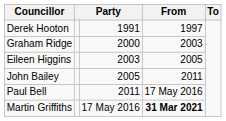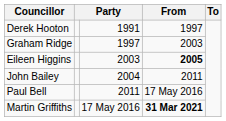(129, 44) 2000 -> (129, 44) 1997
(191, 60) normal -> (191, 60) bold
(129, 76) 2005 -> (129, 76) 2004
